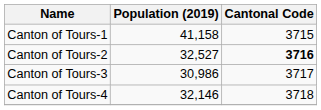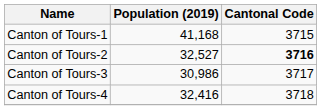(199, 34) 41,158 -> (199, 34) 41,168
(199, 94) 32,146 -> (199, 94) 32,416
